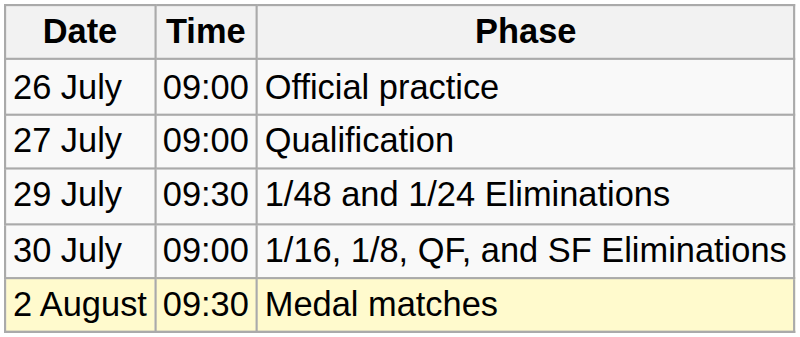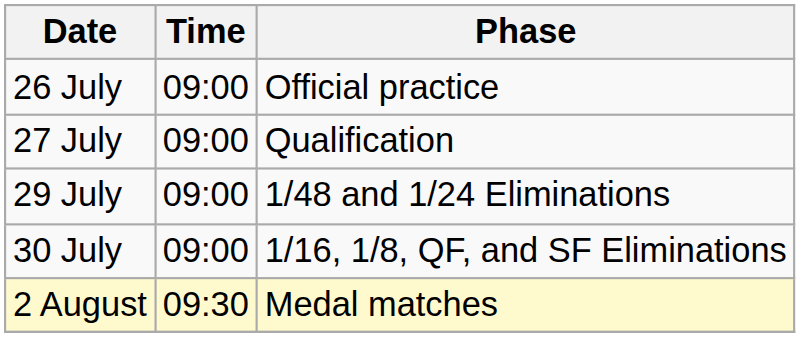(206, 195) 09:30 -> (206, 195) 09:00
